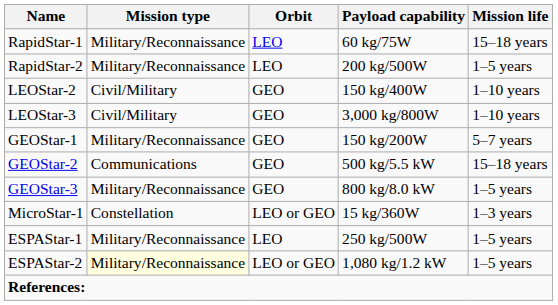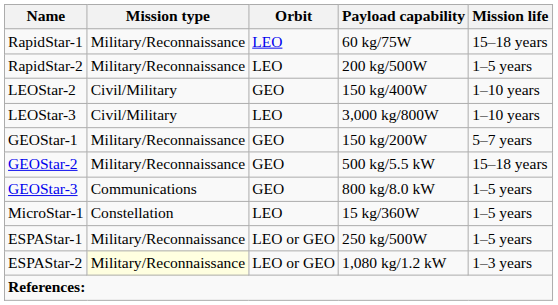(268, 115) GEO -> (267, 115) LEO
(144, 164) Communications -> (168, 164) Military/Reconnaissance
(168, 189) Military/Reconnaissance -> (144, 189) Communications
(294, 213) LEO or GEO -> (267, 213) LEO
(502, 213) 1–3 years -> (502, 213) 1–5 years
(267, 238) LEO -> (294, 238) LEO or GEO
(502, 262) 1–5 years -> (502, 262) 1–3 years
